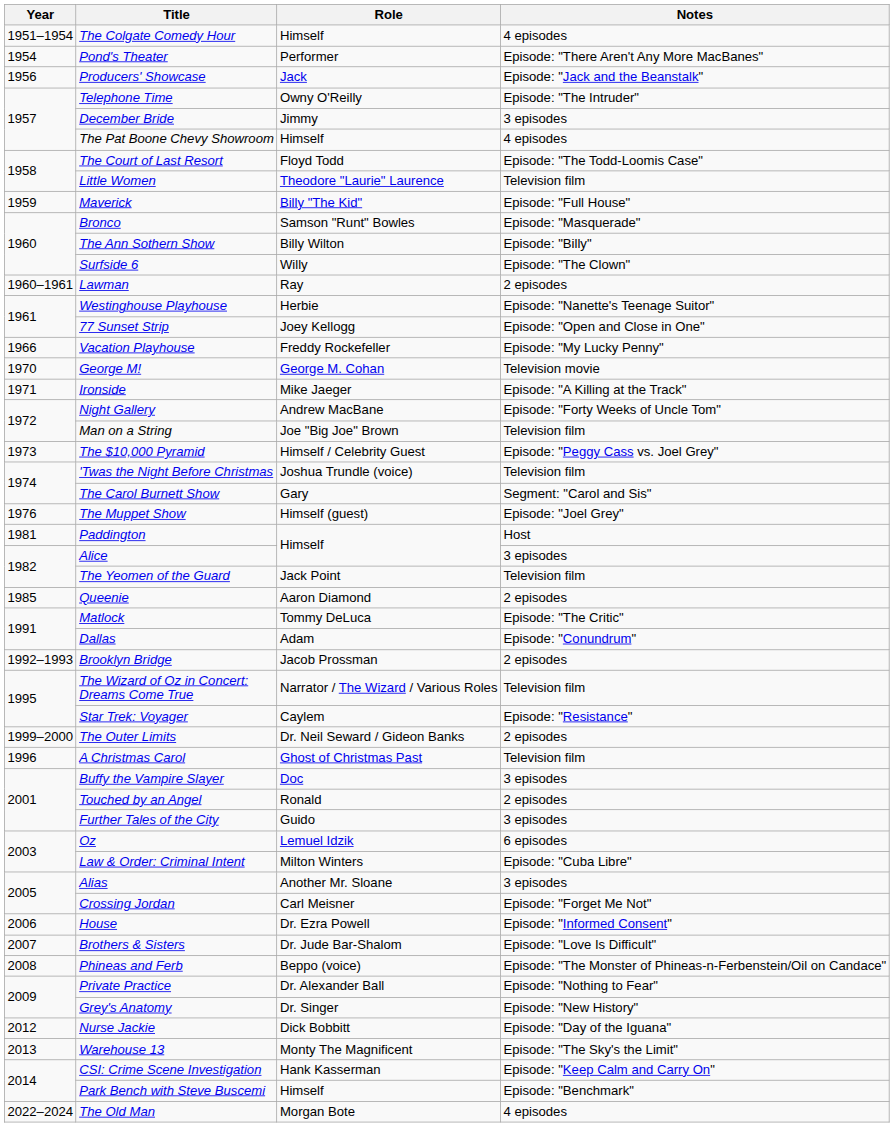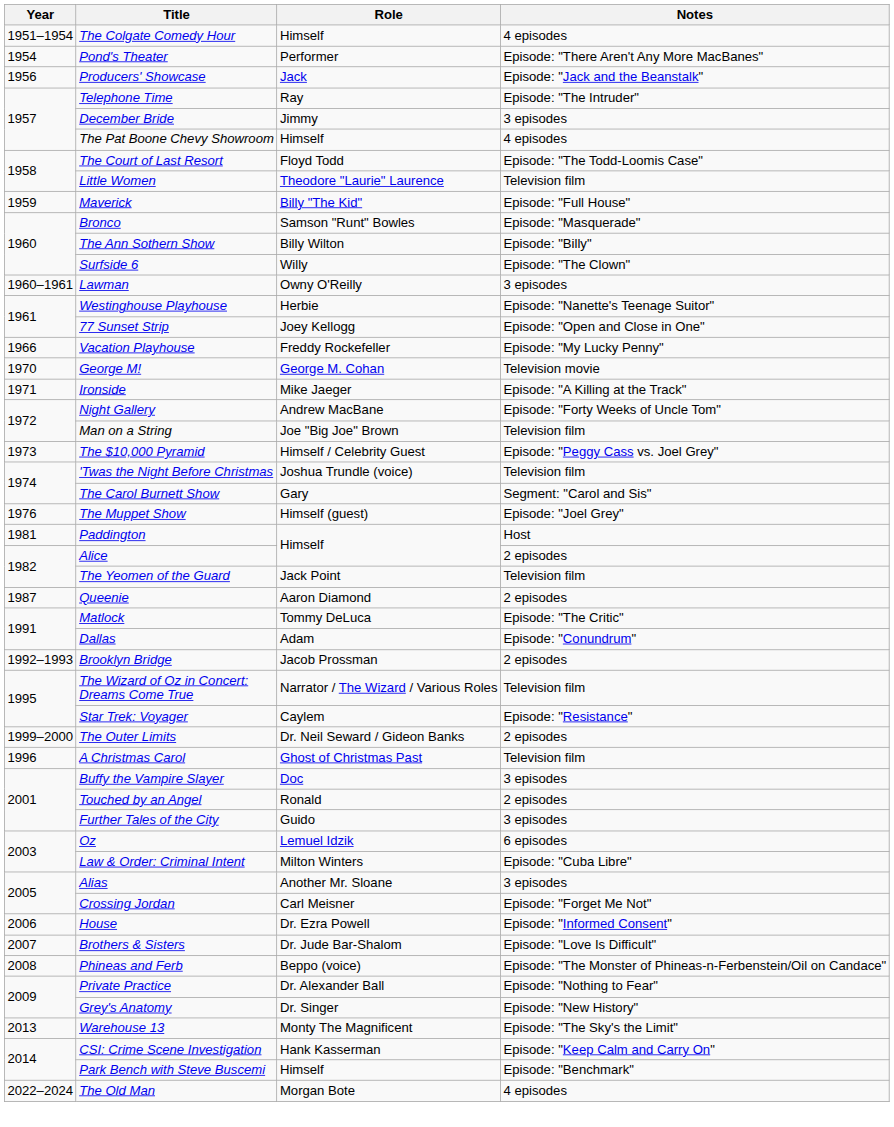(321, 98) Owny O'Reilly -> (292, 98) Ray
(292, 285) Ray -> (321, 285) Owny O'Reilly
(535, 285) 2 episodes -> (535, 285) 3 episodes
(535, 555) 3 episodes -> (535, 555) 2 episodes
(22, 597) 1985 -> (22, 597) 1987
- row: (117, 1028)
